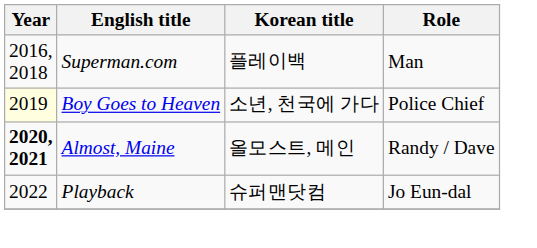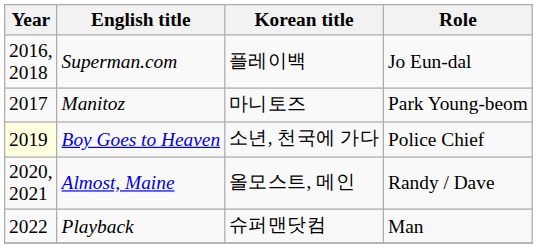(406, 61) Man -> (430, 61) Jo Eun-dal
+ row: (93, 104)
(31, 148) bold -> (31, 182) normal
(430, 191) Jo Eun-dal -> (406, 226) Man
